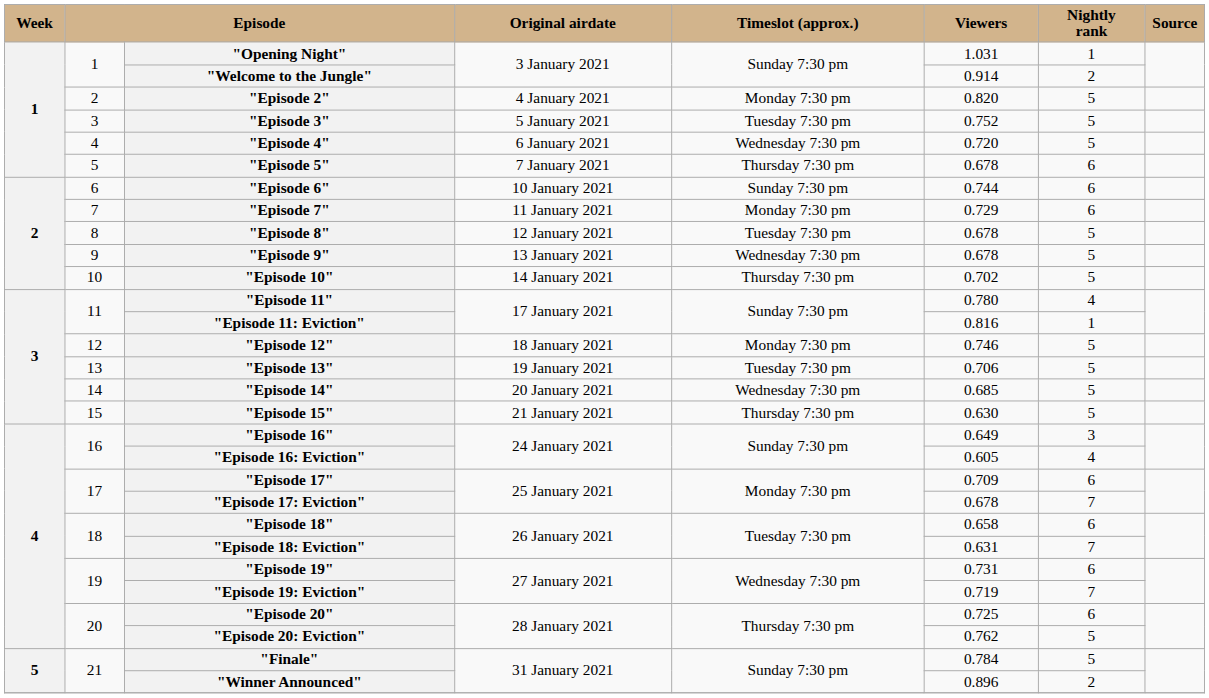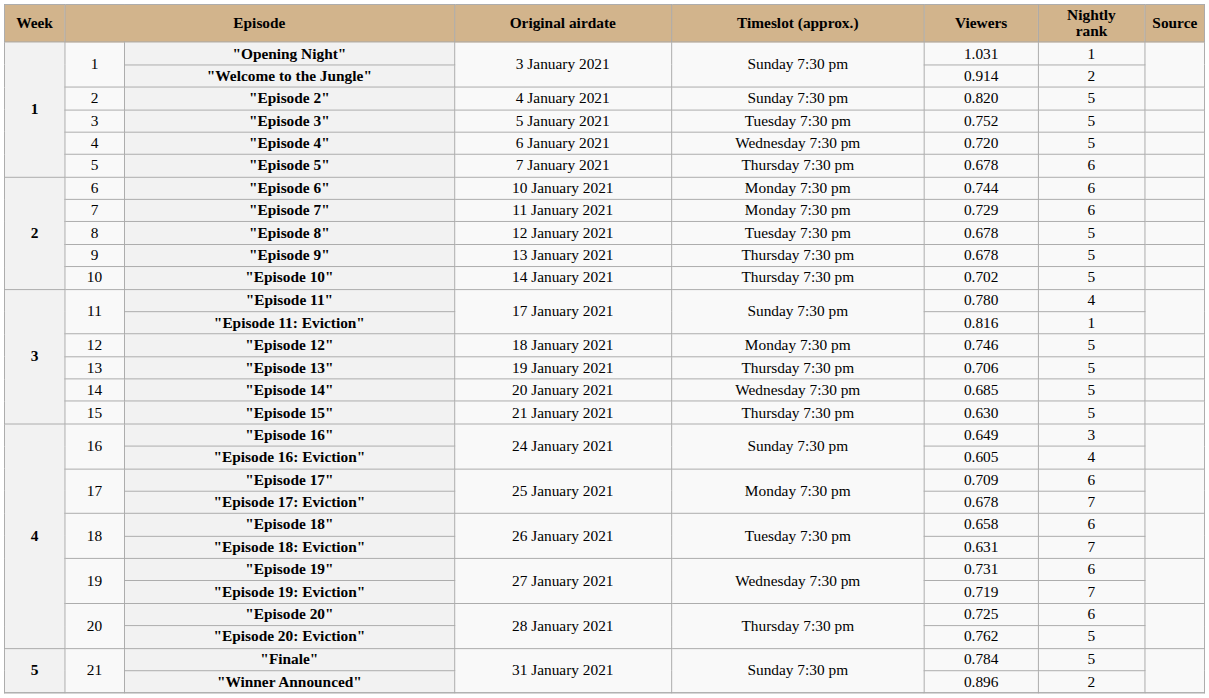(798, 98) Monday 7:30 pm -> (798, 98) Sunday 7:30 pm
(798, 188) Sunday 7:30 pm -> (798, 188) Monday 7:30 pm
(798, 255) Wednesday 7:30 pm -> (798, 255) Thursday 7:30 pm
(798, 367) Tuesday 7:30 pm -> (798, 367) Thursday 7:30 pm
